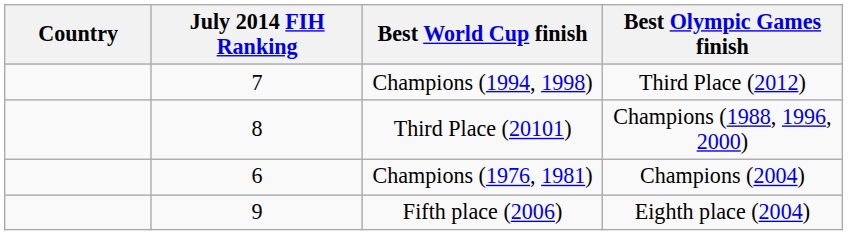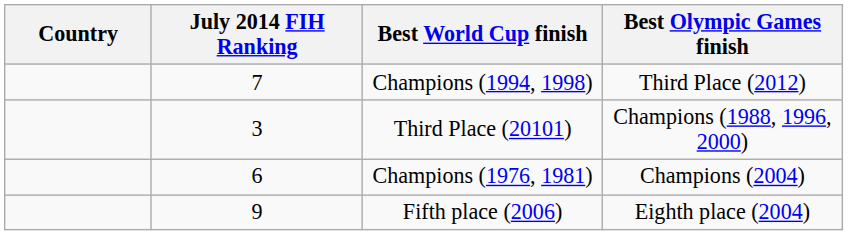(257, 129) 8 -> (257, 129) 3
